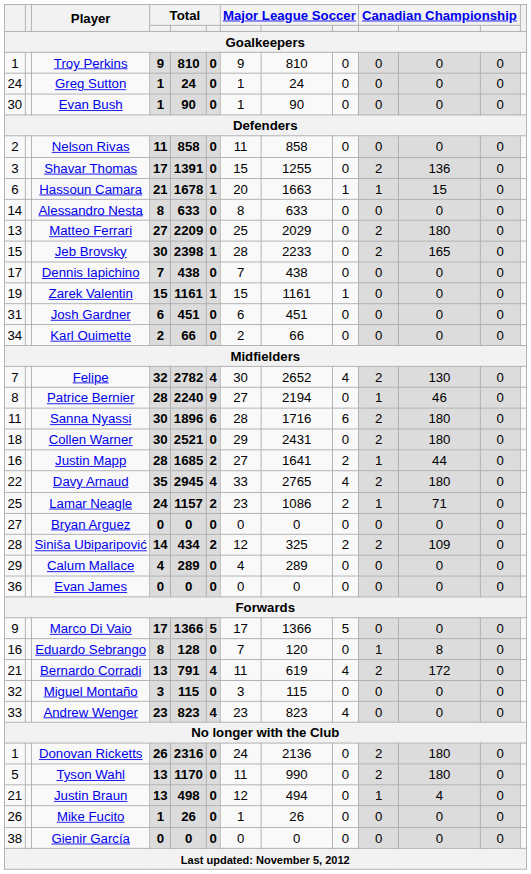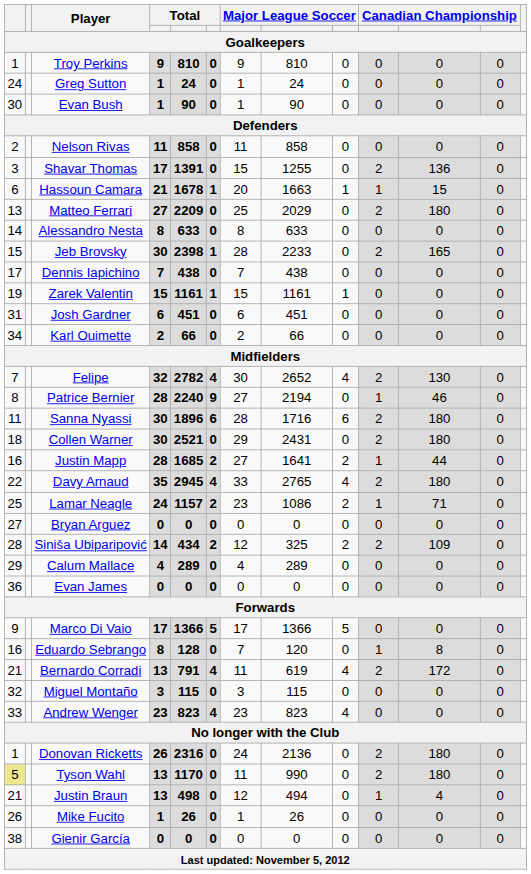rows swapped: (91, 231) <-> (91, 210)
(15, 775) no background -> (15, 775) khaki background
